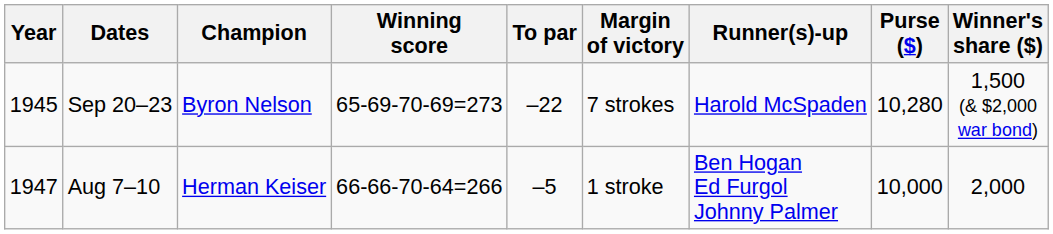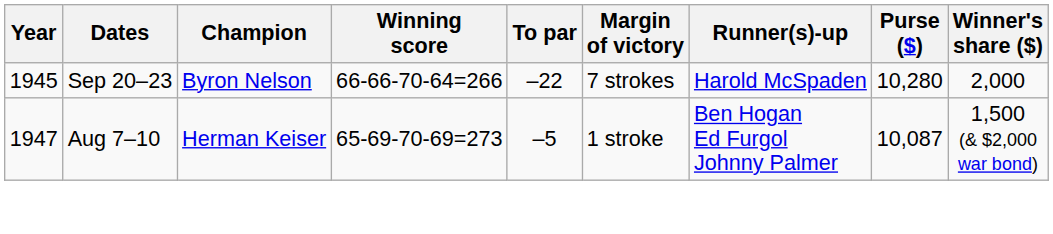(419, 104) 65-69-70-69=273 -> (419, 80) 66-66-70-64=266
(998, 104) 1,500 (& $2,000 war bond) -> (998, 80) 2,000
(419, 187) 66-66-70-64=266 -> (419, 138) 65-69-70-69=273
(910, 187) 10,000 -> (910, 138) 10,087
(998, 187) 2,000 -> (998, 138) 1,500 (& $2,000 war bond)
